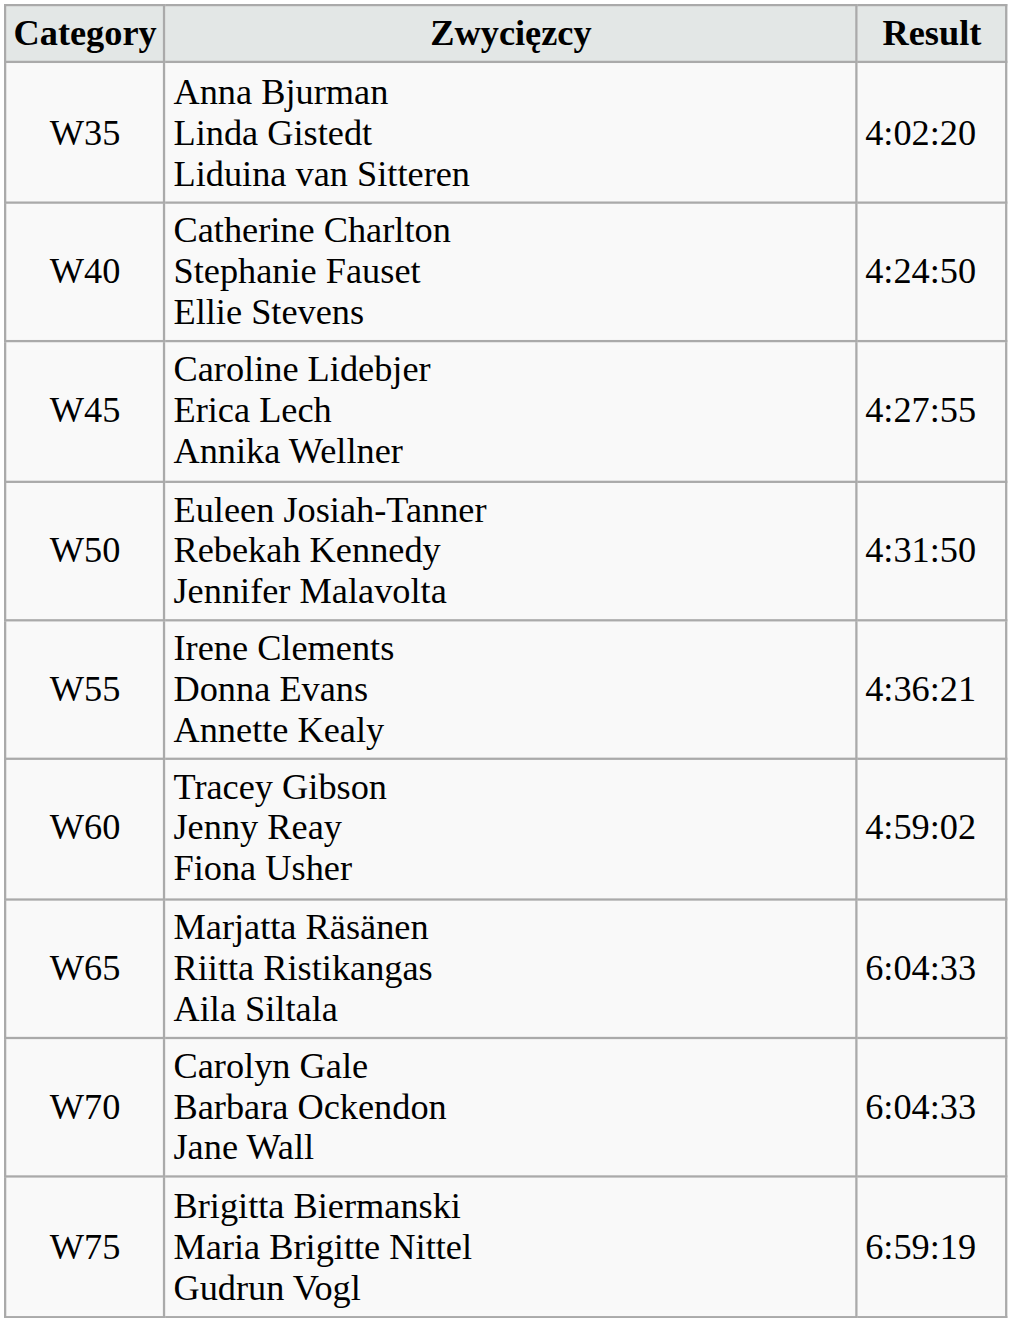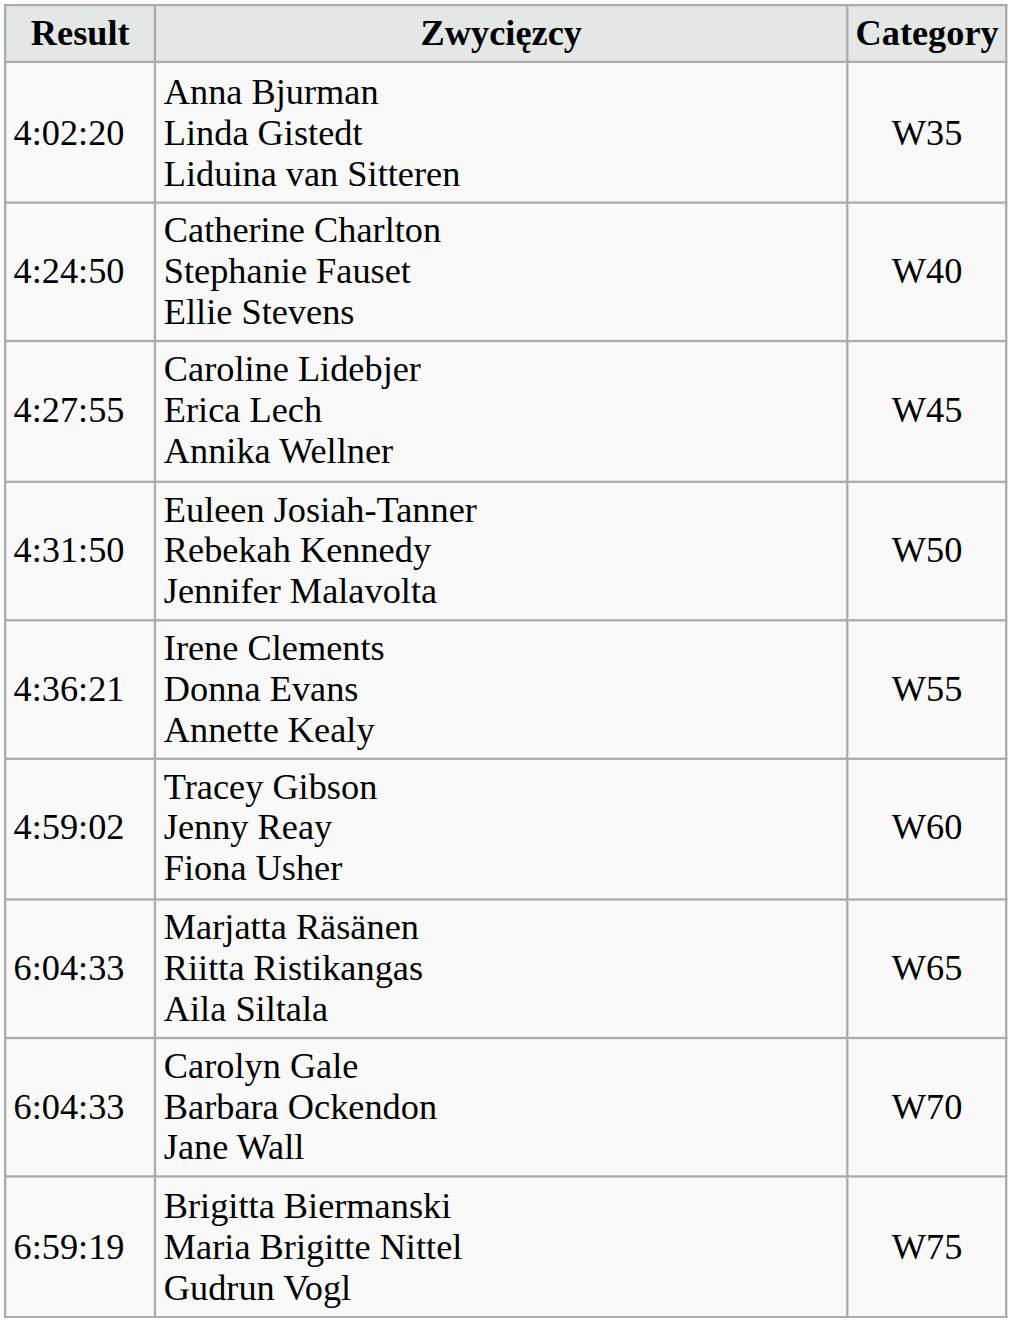columns swapped: (85, 33) <-> (932, 33)
